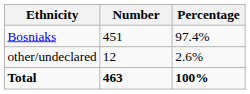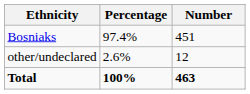columns swapped: (136, 15) <-> (209, 15)
